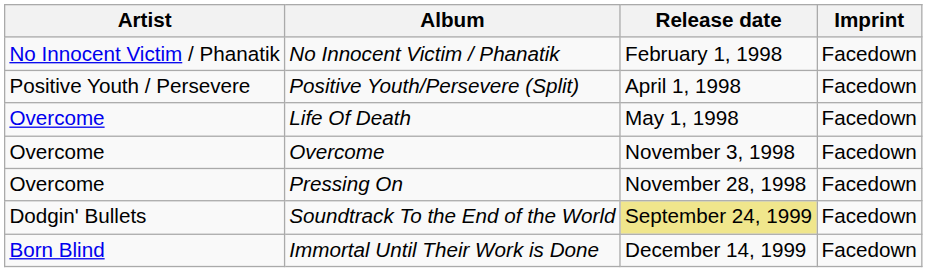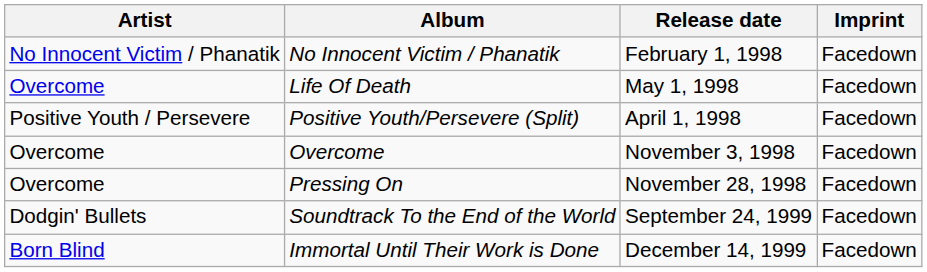rows swapped: (434, 86) <-> (350, 119)
(719, 217) khaki background -> (719, 217) no background
